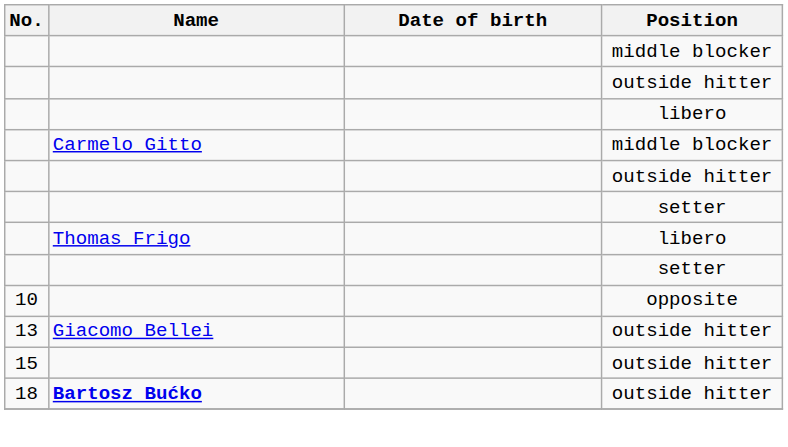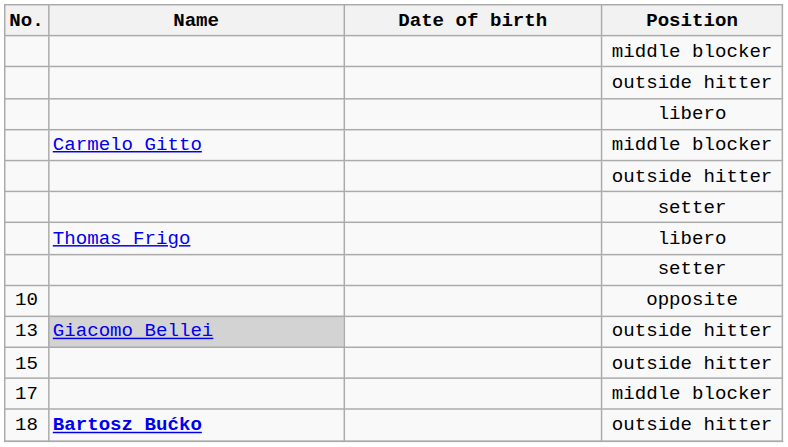(133, 332) no background -> (133, 332) lightgrey background
+ row: (26, 394)
